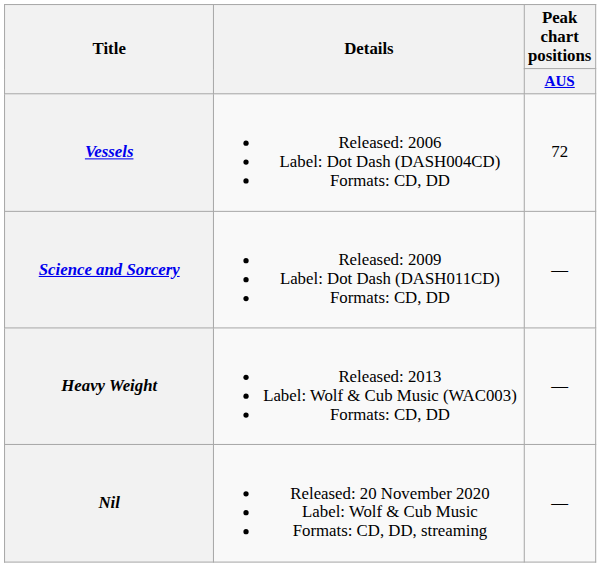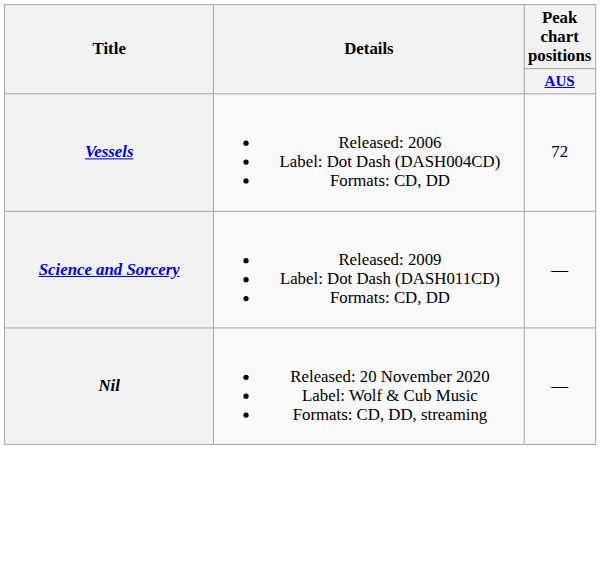- row: (109, 386)
